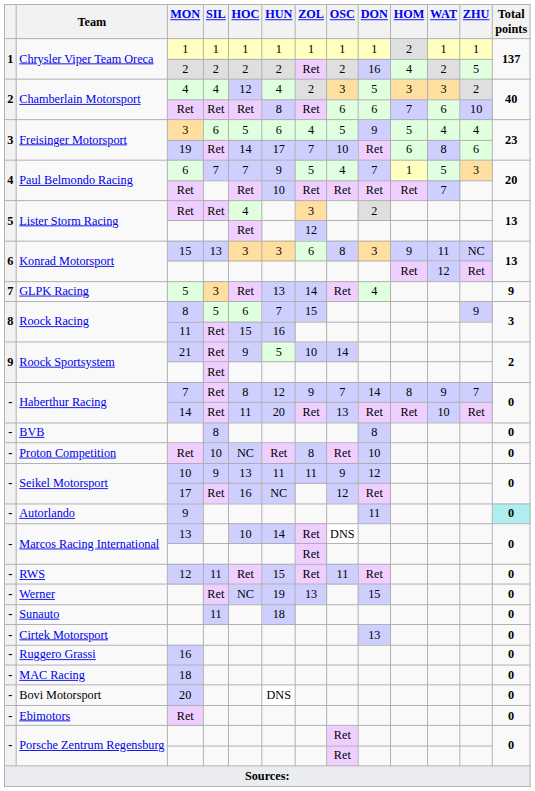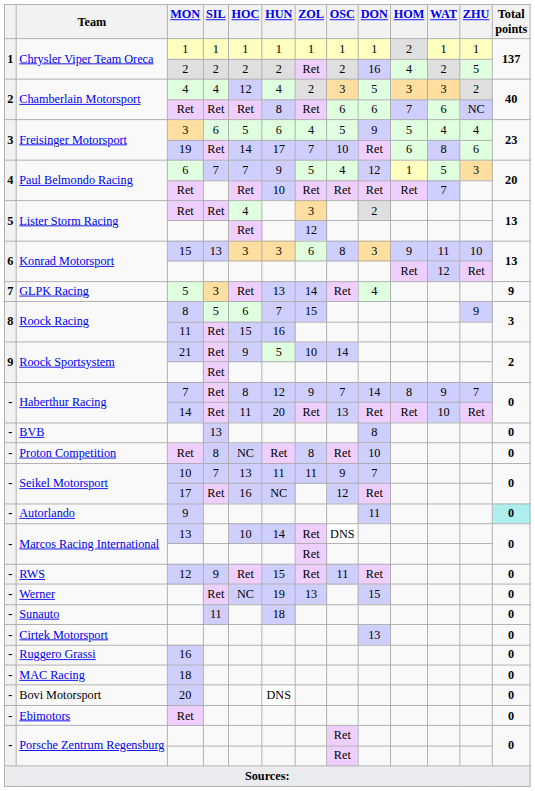(476, 109) 10 -> (476, 109) NC
(374, 169) 7 -> (374, 169) 12
(476, 250) NC -> (476, 250) 10
(216, 432) 8 -> (216, 432) 13
(216, 452) 10 -> (216, 452) 8
(216, 472) 9 -> (216, 472) 7
(374, 472) 12 -> (374, 472) 7
(216, 573) 11 -> (216, 573) 9
